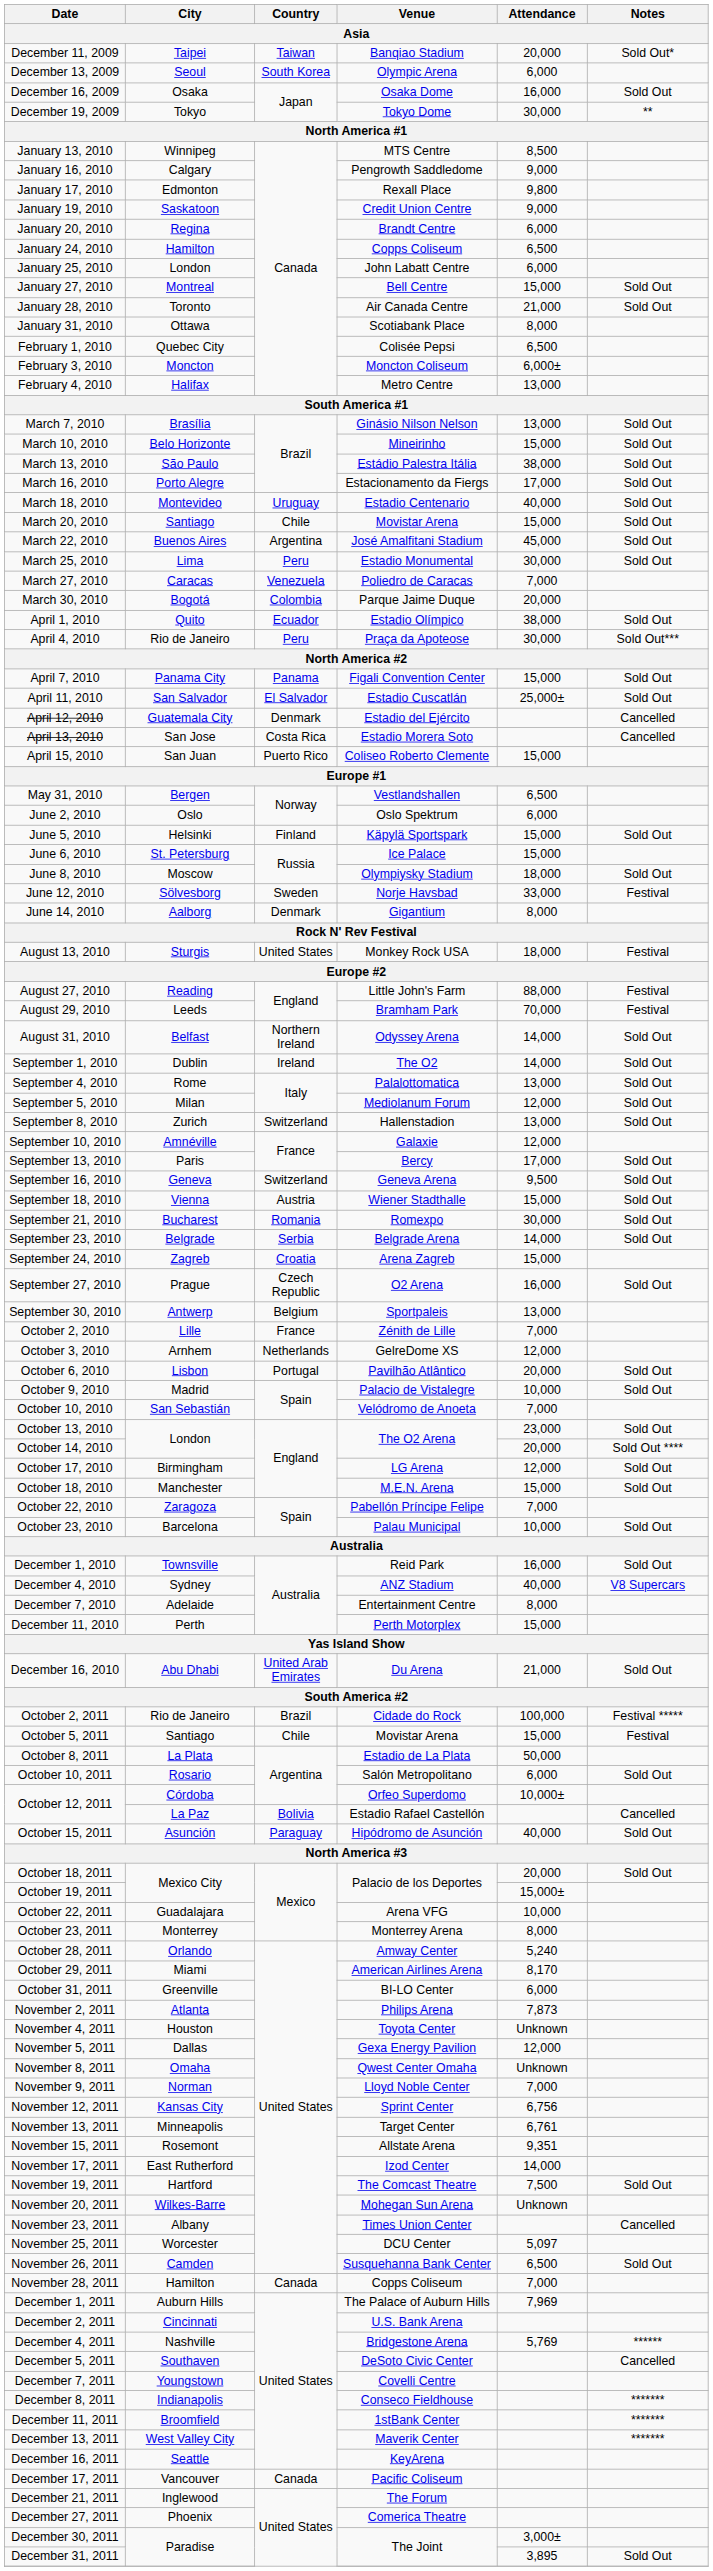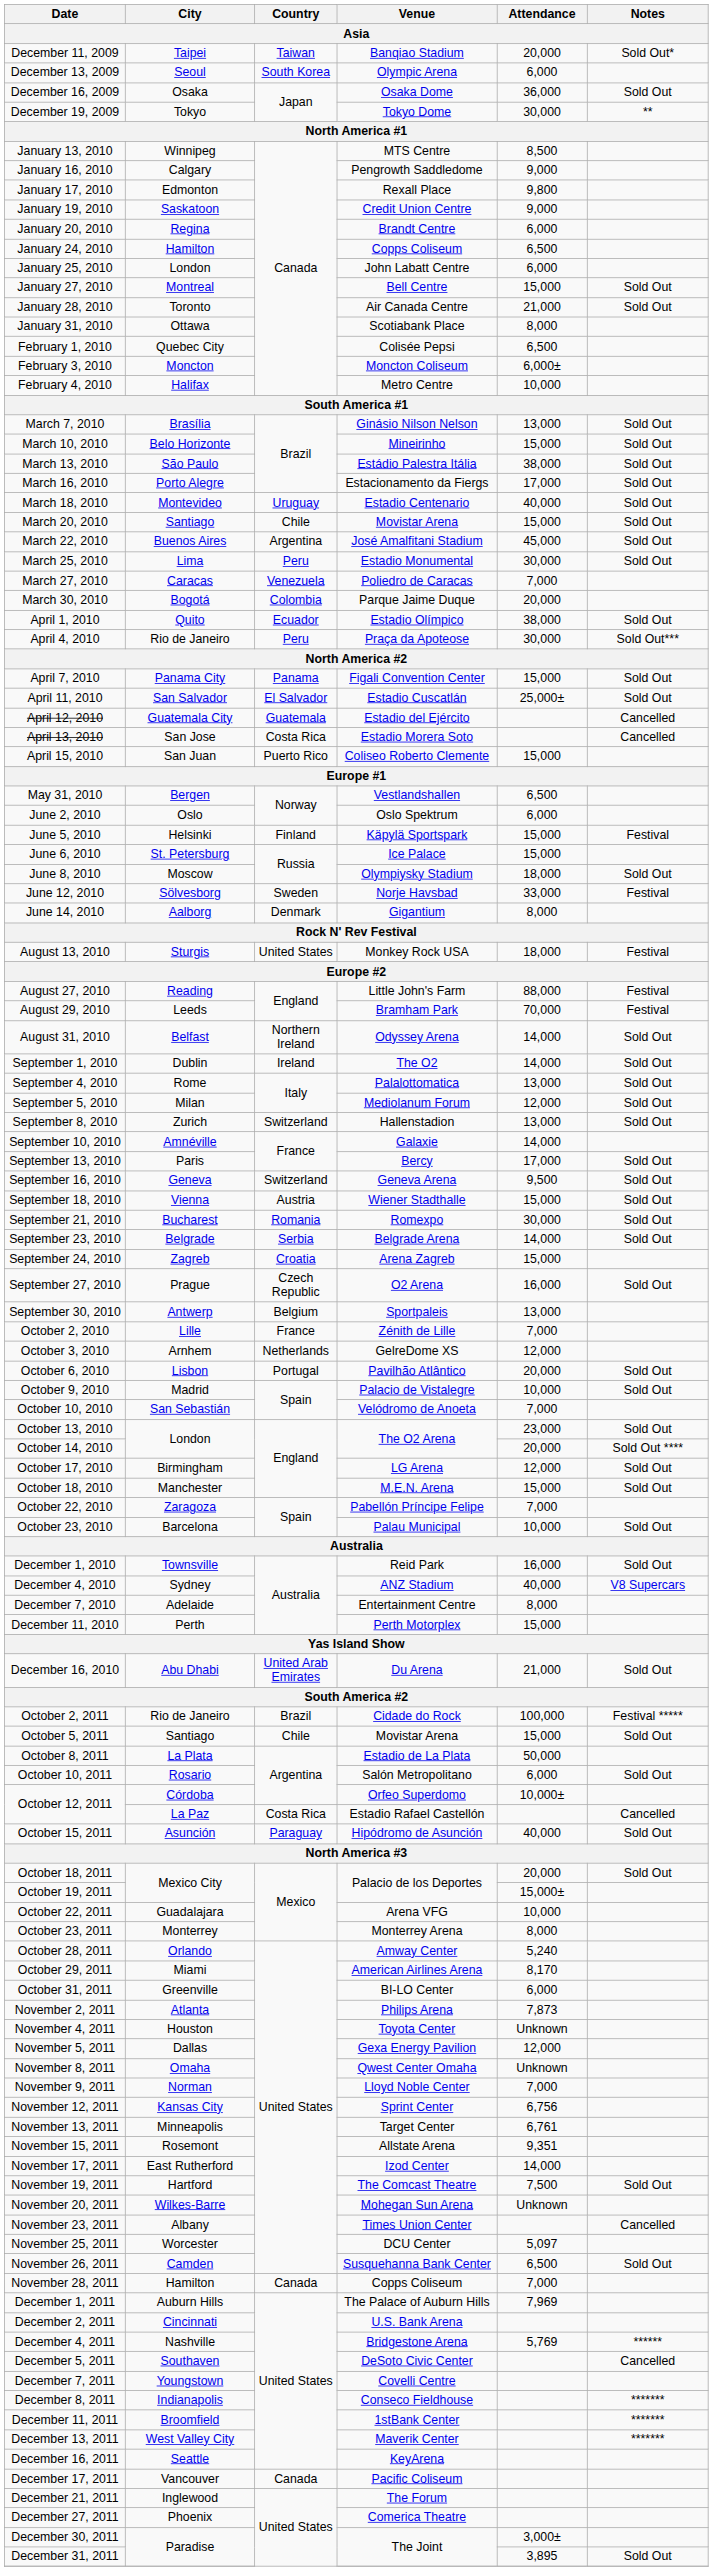(542, 92) 16,000 -> (542, 92) 36,000
(542, 385) 13,000 -> (542, 385) 10,000
(296, 717) Denmark -> (296, 717) Guatemala
(648, 834) Sold Out -> (648, 834) Festival
(542, 1141) 12,000 -> (542, 1141) 14,000
(648, 1736) Festival -> (648, 1736) Sold Out
(296, 1814) Bolivia -> (296, 1814) Costa Rica
